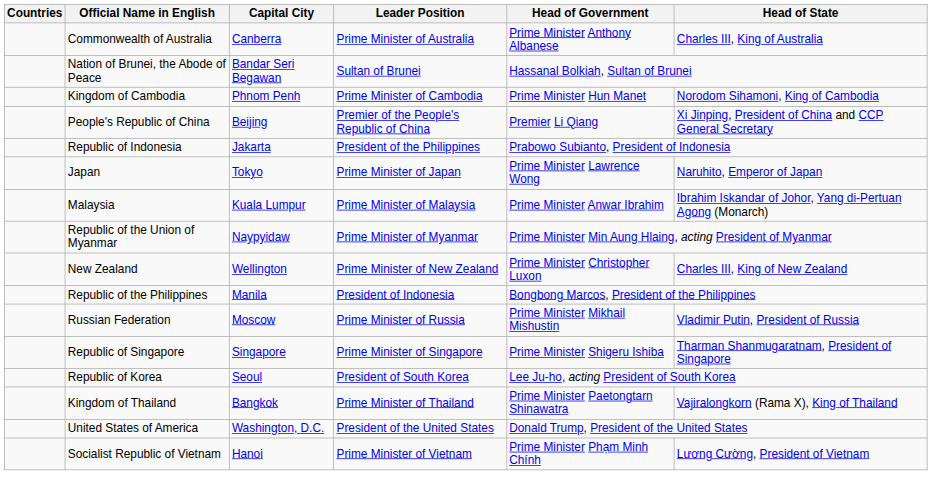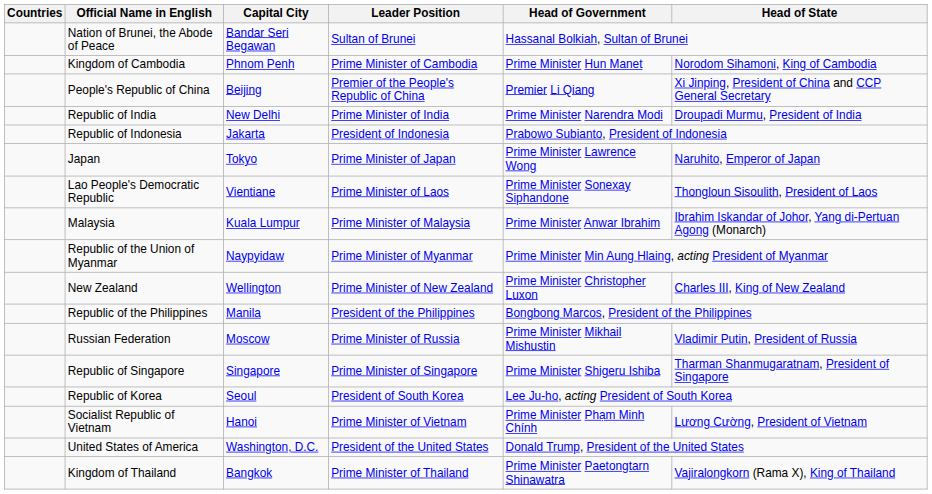- row: (140, 39)
+ row: (112, 115)
(408, 147) President of the Philippines -> (390, 134) President of Indonesia
+ row: (133, 191)
(395, 294) President of Indonesia -> (403, 313) President of the Philippines
rows swapped: (122, 403) <-> (144, 454)
